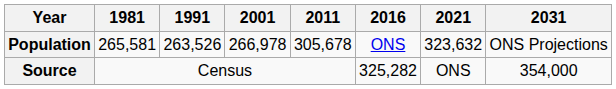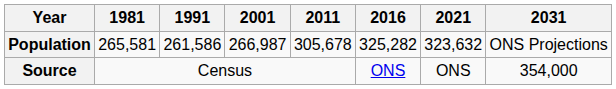(192, 44) 263,526 -> (192, 44) 261,586
(258, 44) 266,978 -> (258, 44) 266,987
(388, 44) ONS -> (388, 44) 325,282
(388, 71) 325,282 -> (388, 71) ONS
